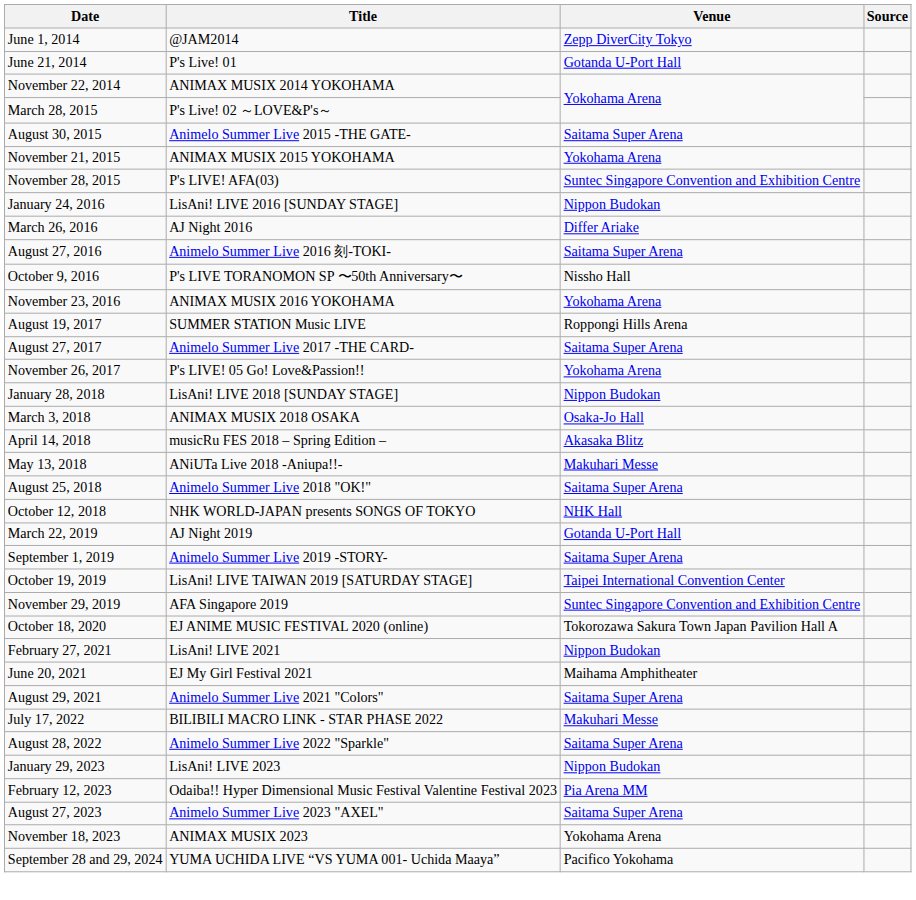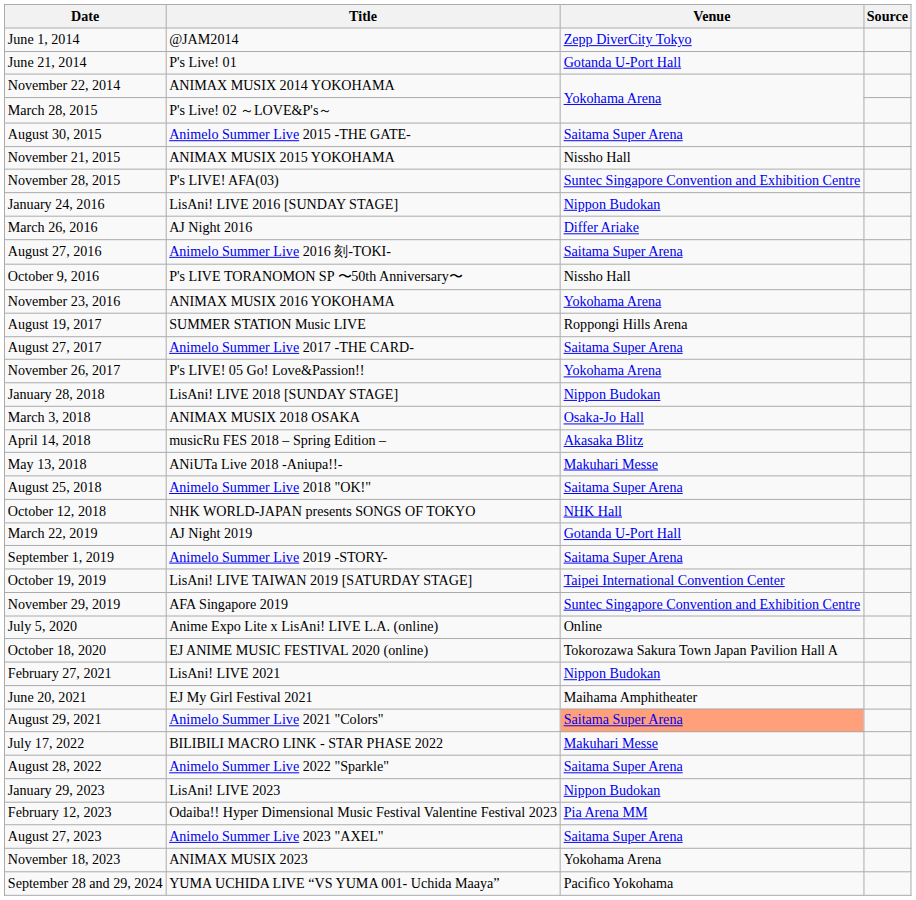(612, 158) Yokohama Arena -> (597, 158) Nissho Hall
+ row: (42, 627)
(623, 697) no background -> (623, 720) lightsalmon background
